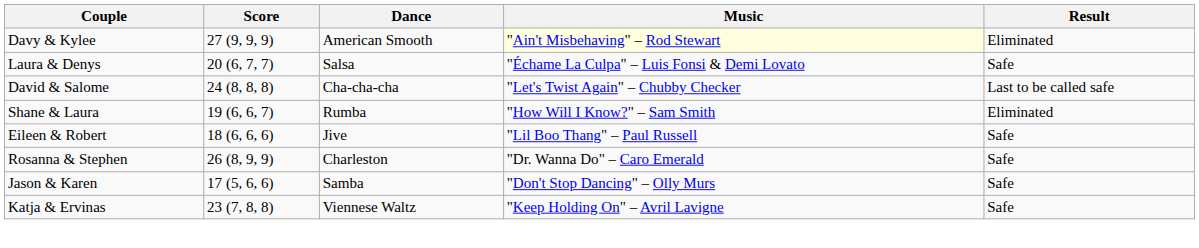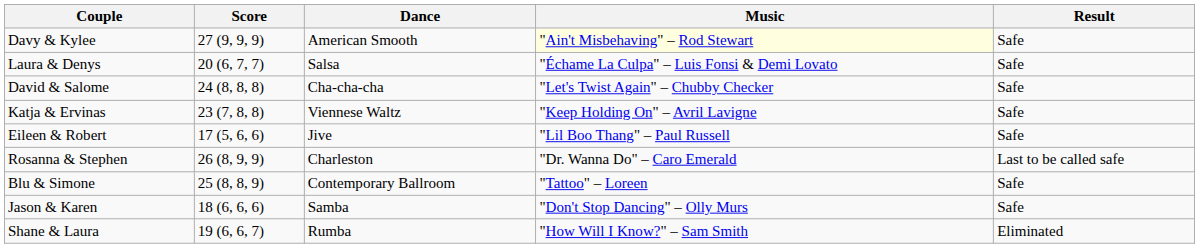(1020, 40) Eliminated -> (1011, 40) Safe
(1051, 87) Last to be called safe -> (1011, 87) Safe
rows swapped: (53, 111) <-> (57, 207)
(240, 135) 18 (6, 6, 6) -> (231, 135) 17 (5, 6, 6)
(1001, 159) Safe -> (1061, 159) Last to be called safe
+ row: (51, 183)
(240, 183) 17 (5, 6, 6) -> (231, 207) 18 (6, 6, 6)
